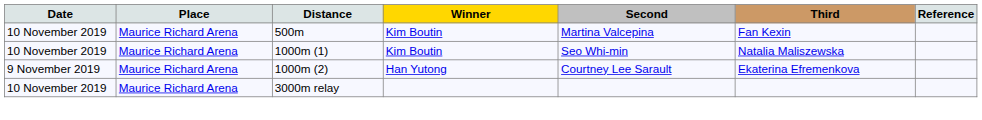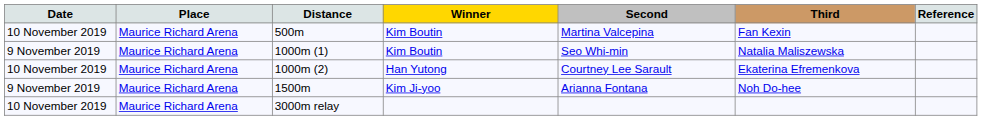(57, 51) 10 November 2019 -> (54, 51) 9 November 2019
(54, 69) 9 November 2019 -> (57, 69) 10 November 2019
+ row: (293, 88)
